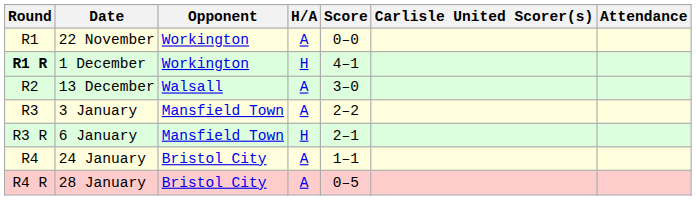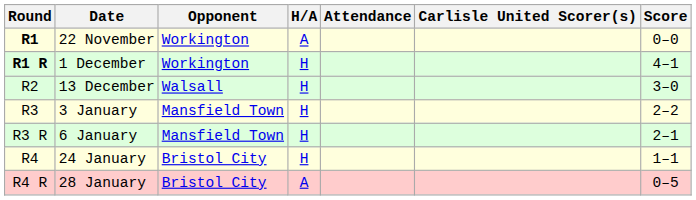columns swapped: (346, 16) <-> (644, 16)
(30, 40) normal -> (30, 40) bold
(304, 88) A -> (304, 88) H
(304, 111) A -> (304, 111) H
(304, 159) A -> (304, 159) H
